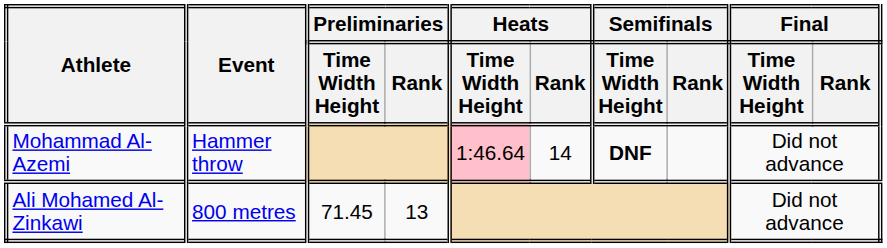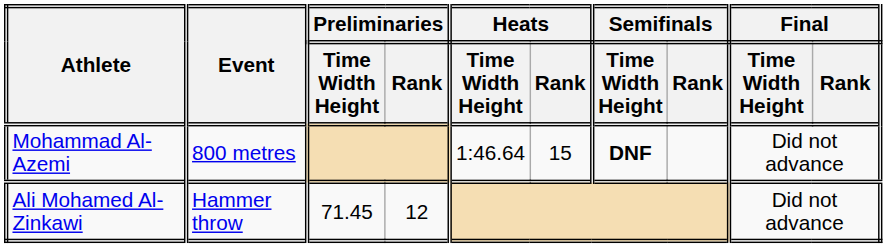(232, 153) Hammer throw -> (244, 153) 800 metres
(491, 153) pink background -> (491, 153) no background
(560, 153) 14 -> (560, 153) 15
(244, 212) 800 metres -> (232, 212) Hammer throw
(417, 212) 13 -> (417, 212) 12
